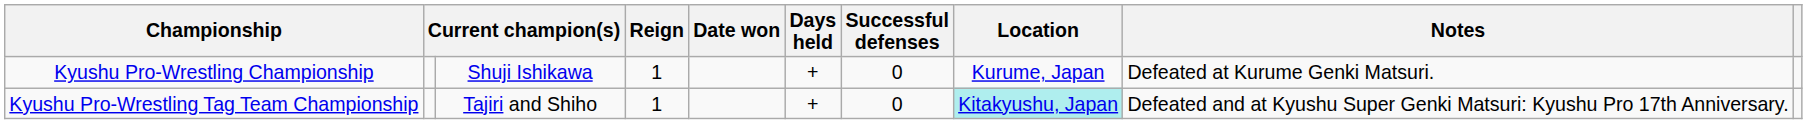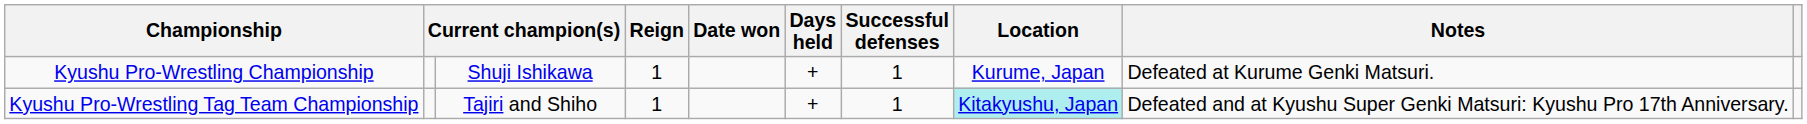(897, 72) 0 -> (897, 72) 1
(897, 103) 0 -> (897, 103) 1
